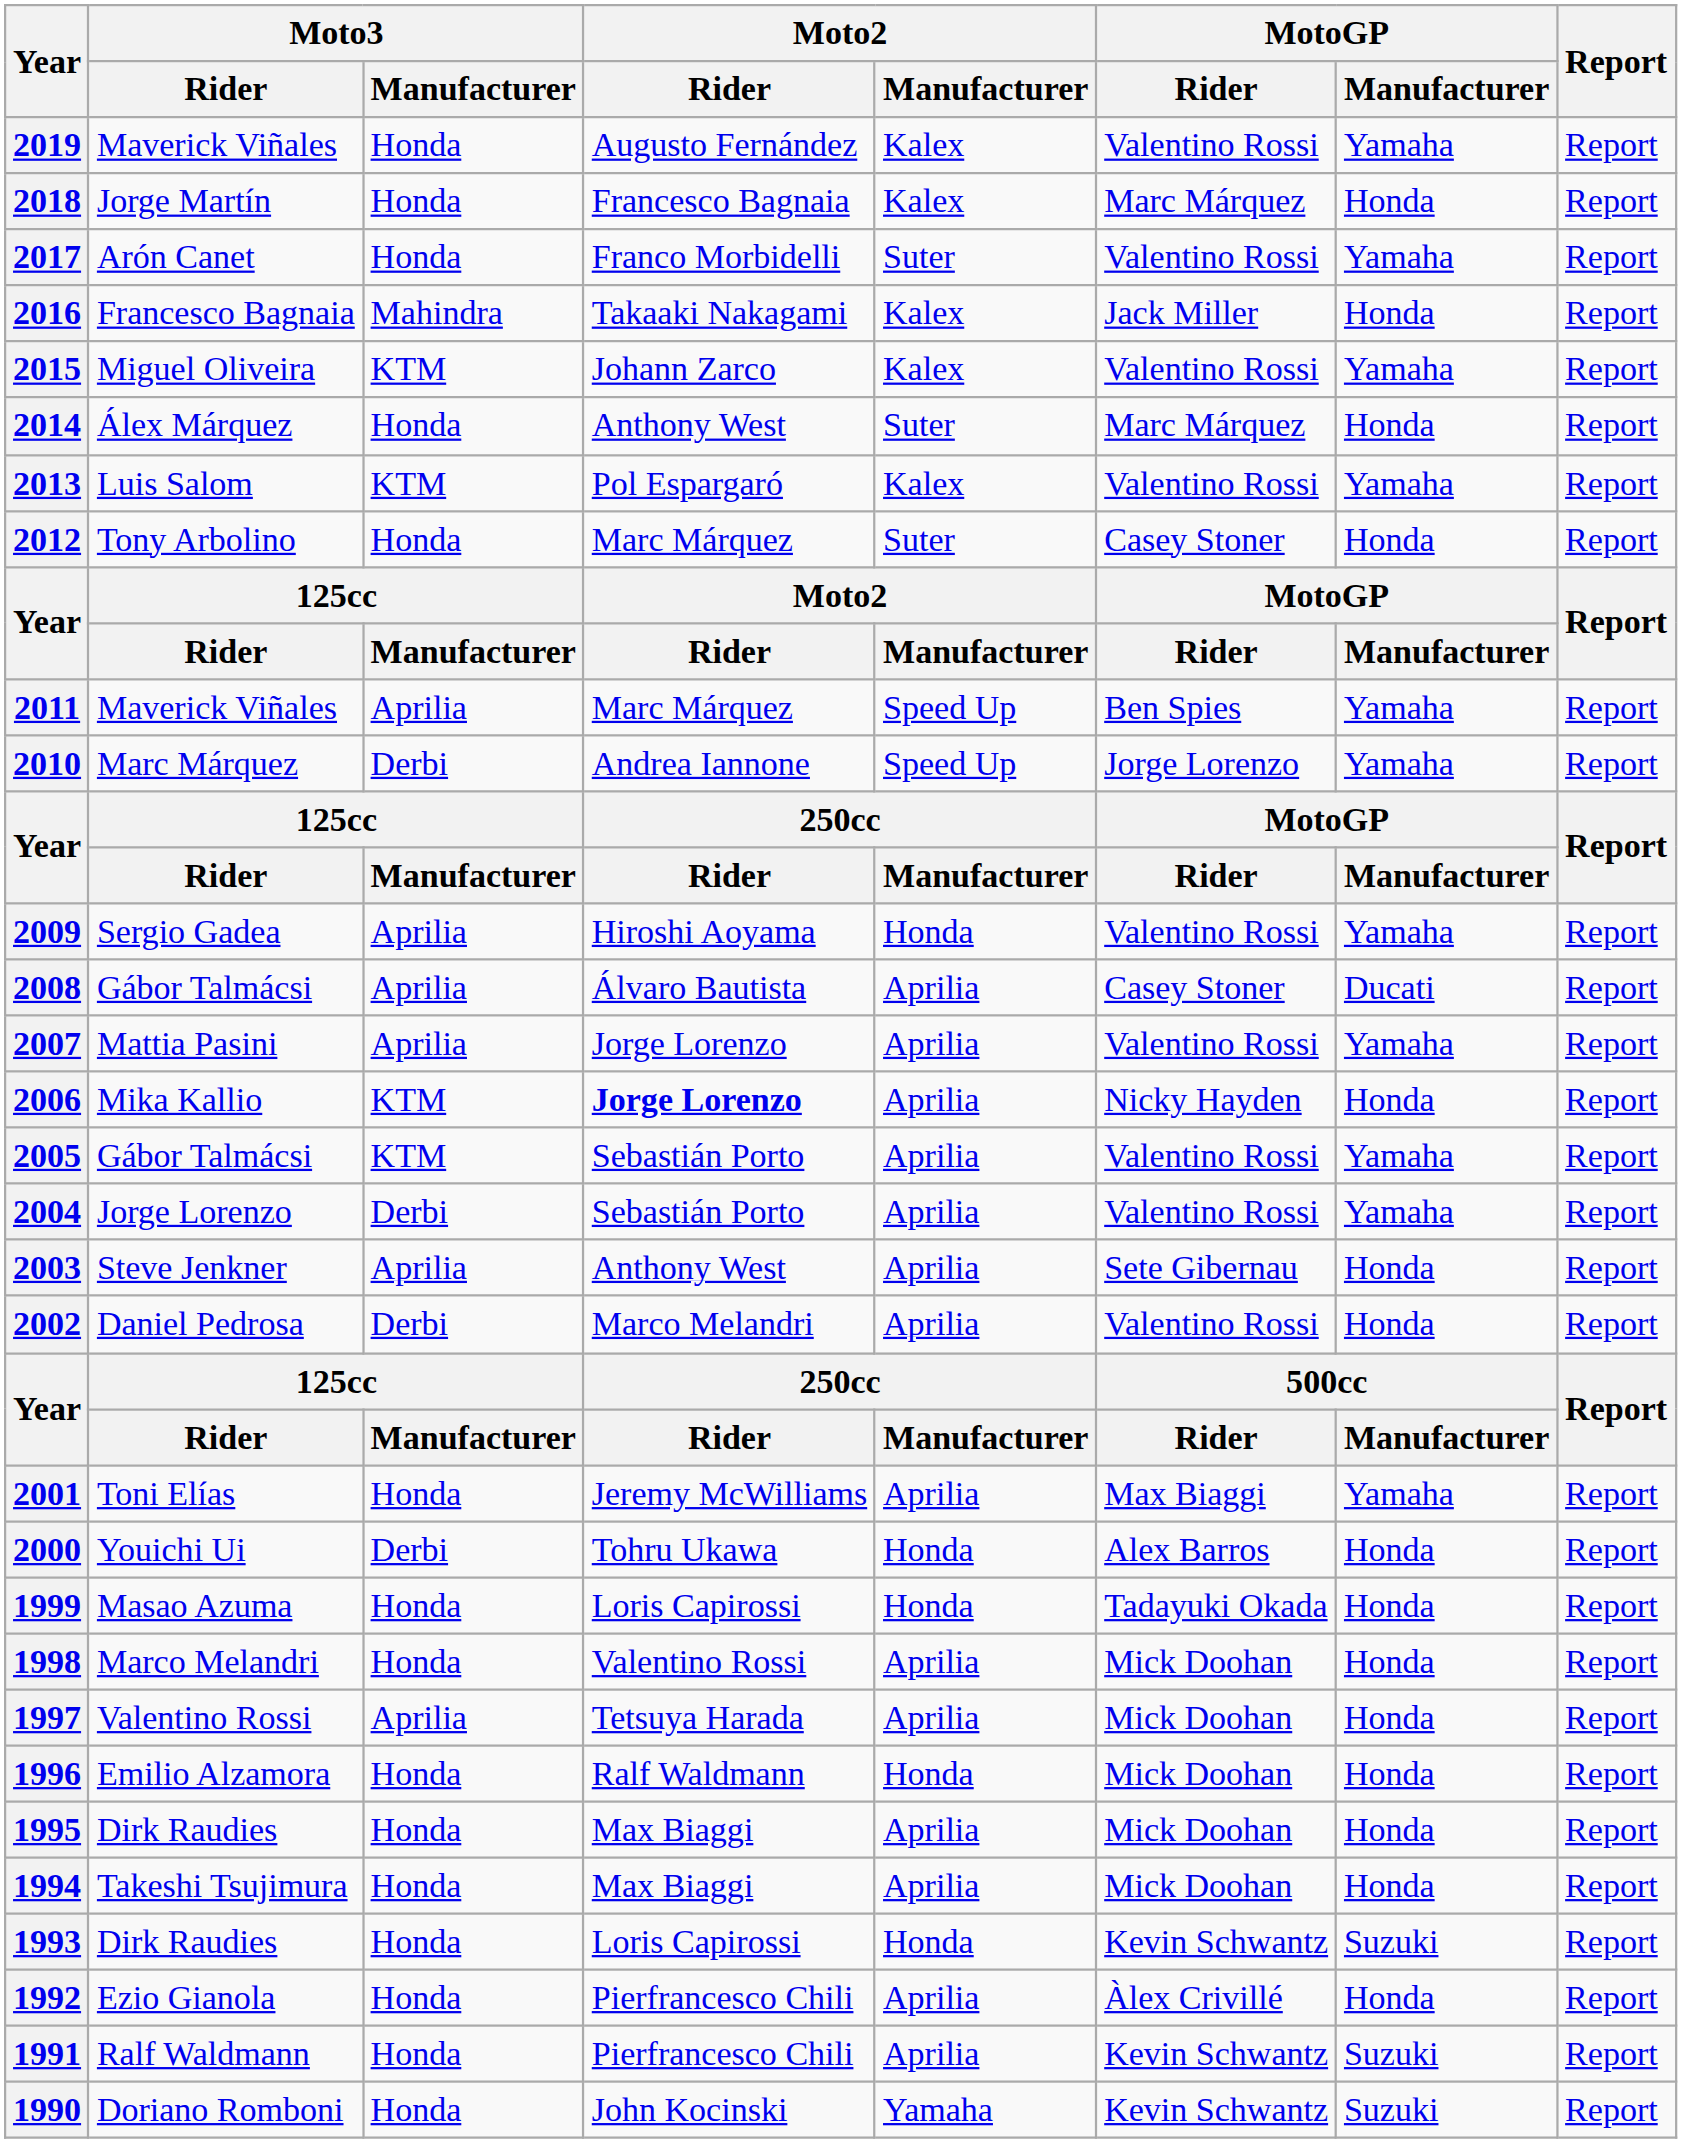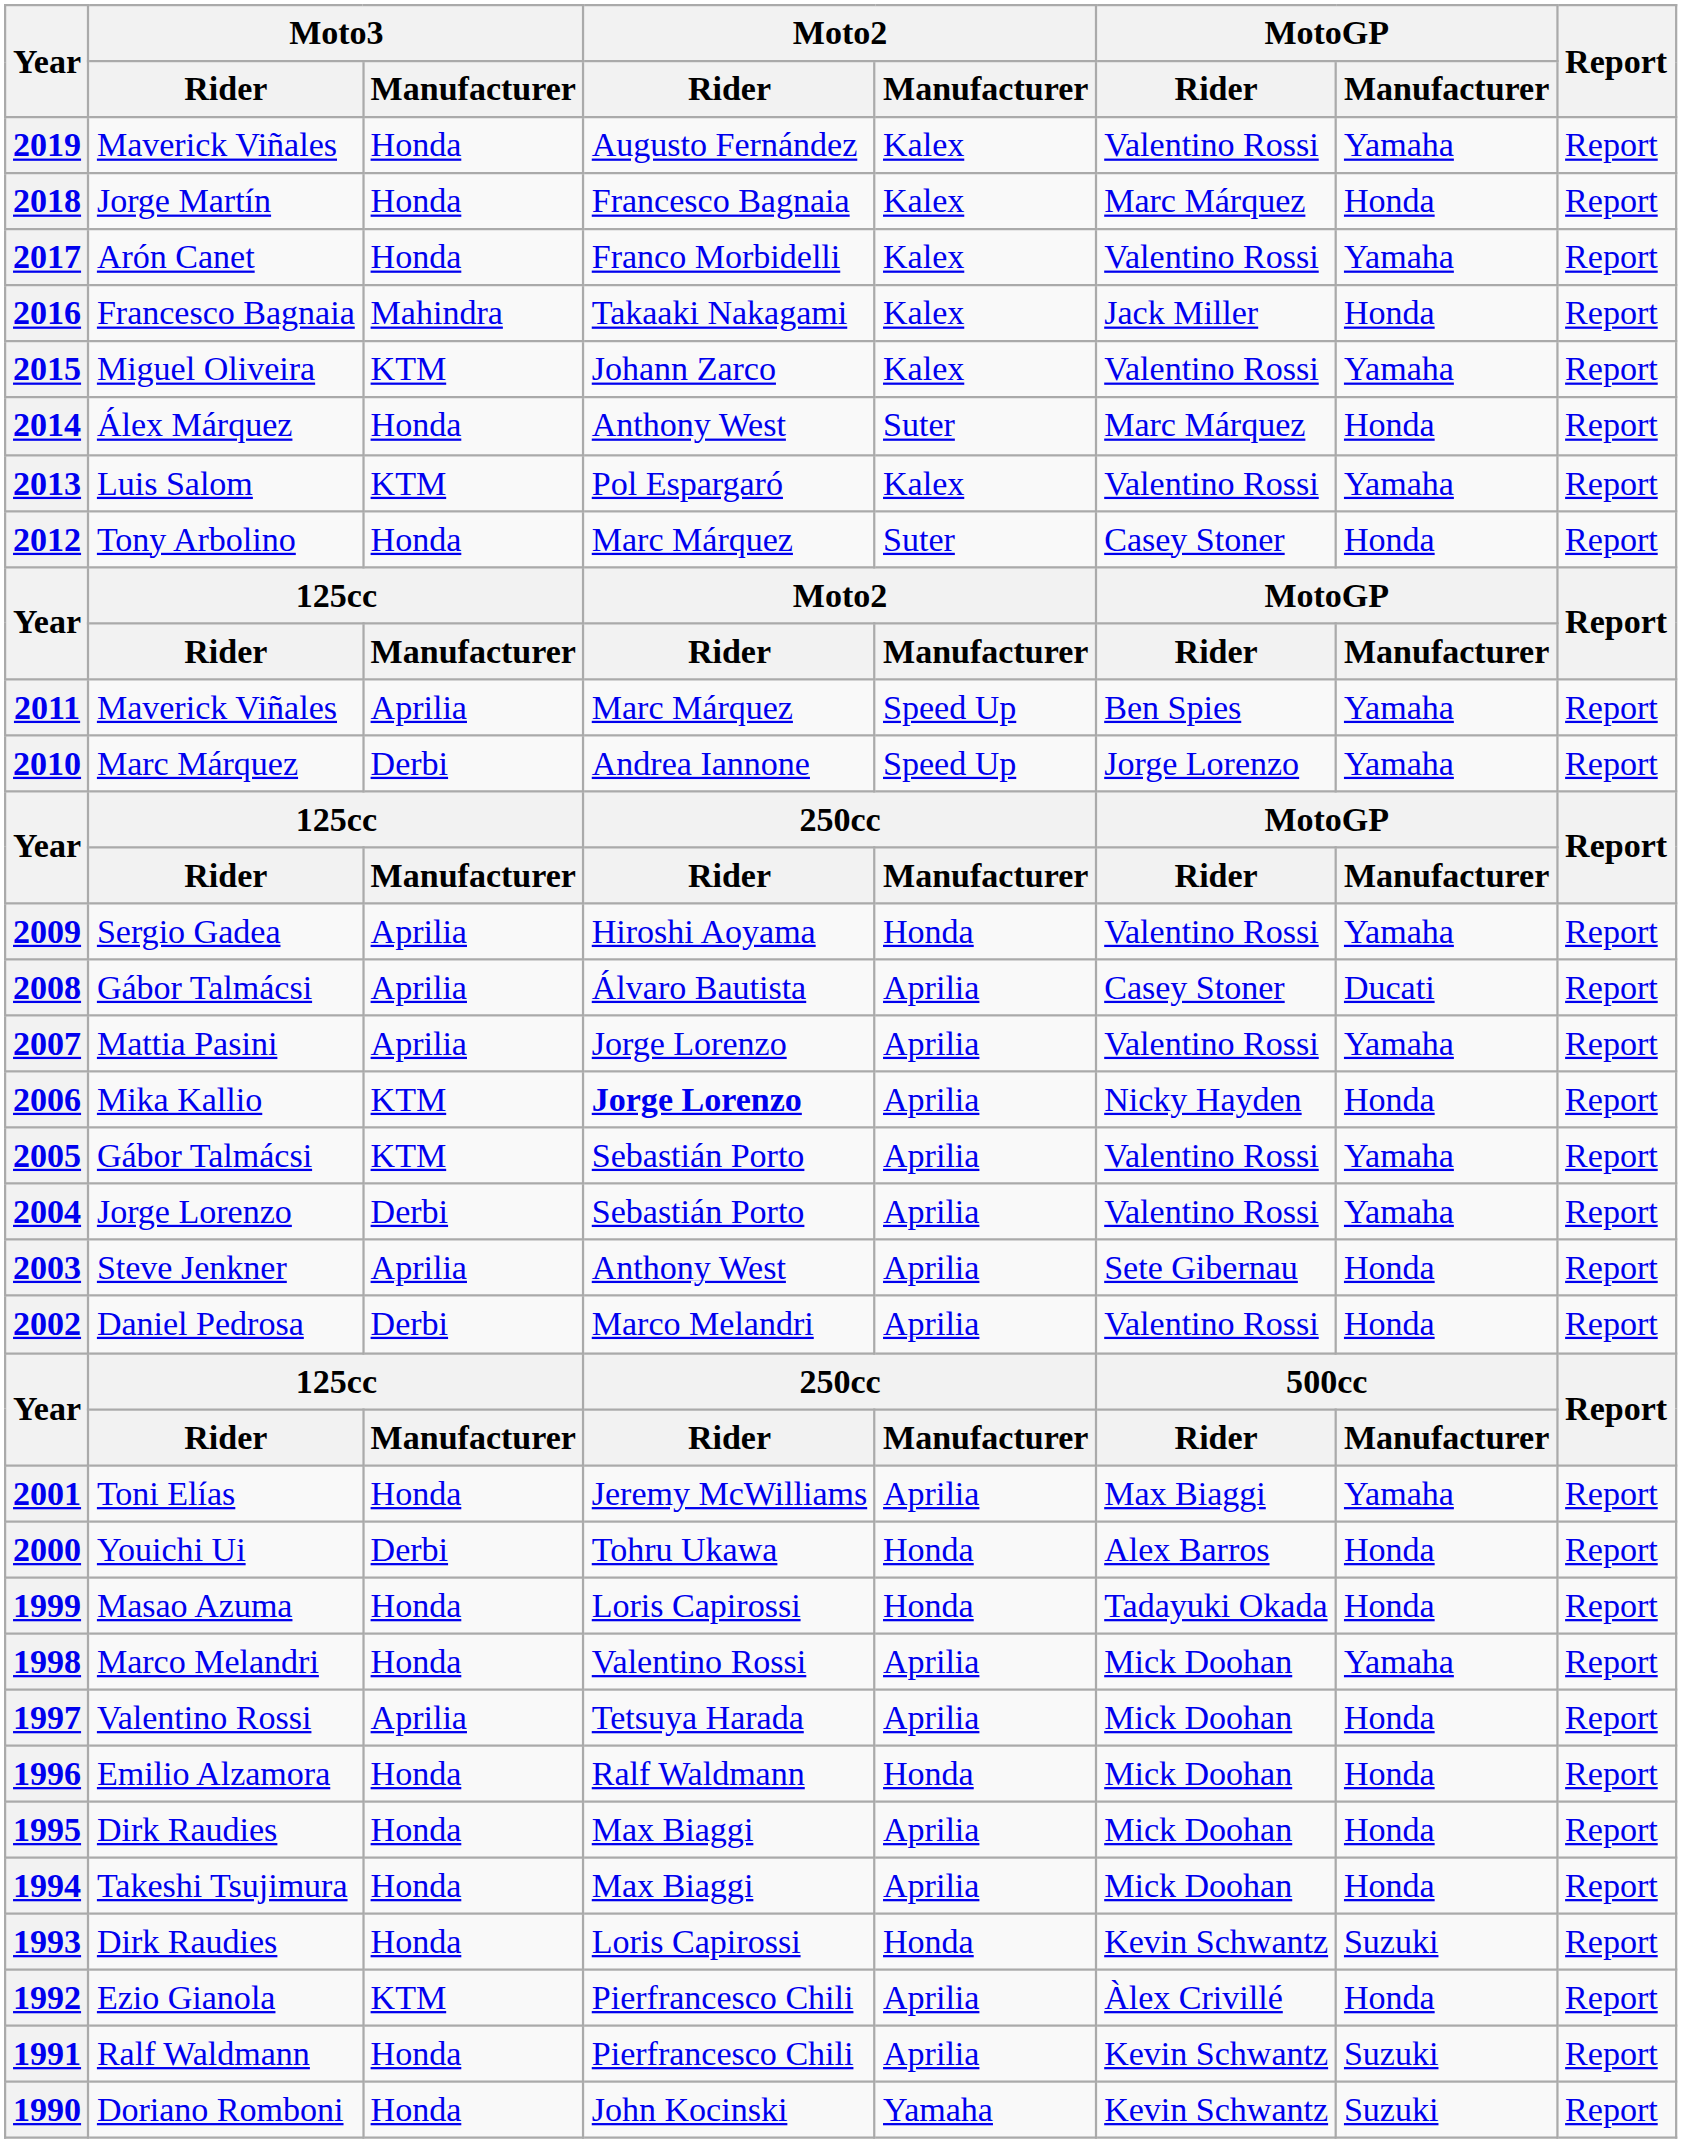(919, 257) Suter -> (924, 257) Kalex
(1389, 1660) Honda -> (1399, 1660) Yamaha
(416, 1997) Honda -> (408, 1997) KTM
